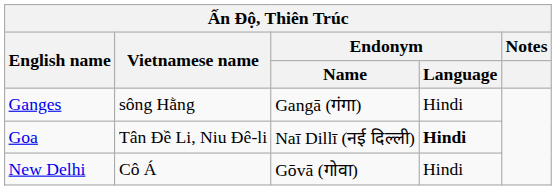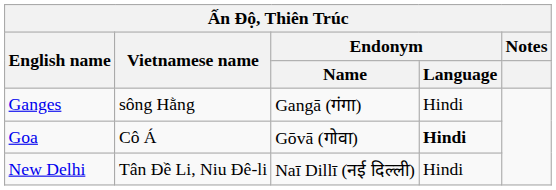(193, 136) Tân Đề Li, Niu Đê-li -> (138, 136) Cô Á
(345, 137) Naī Dillī (नई दिल्ली) -> (317, 137) Gōvā (गोवा)
(138, 169) Cô Á -> (193, 169) Tân Đề Li, Niu Đê-li
(317, 170) Gōvā (गोवा) -> (345, 170) Naī Dillī (नई दिल्ली)
